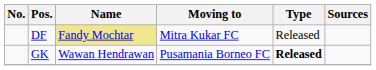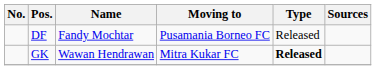(96, 35) khaki background -> (96, 35) no background
(199, 35) Mitra Kukar FC -> (215, 35) Pusamania Borneo FC
(215, 55) Pusamania Borneo FC -> (199, 55) Mitra Kukar FC
